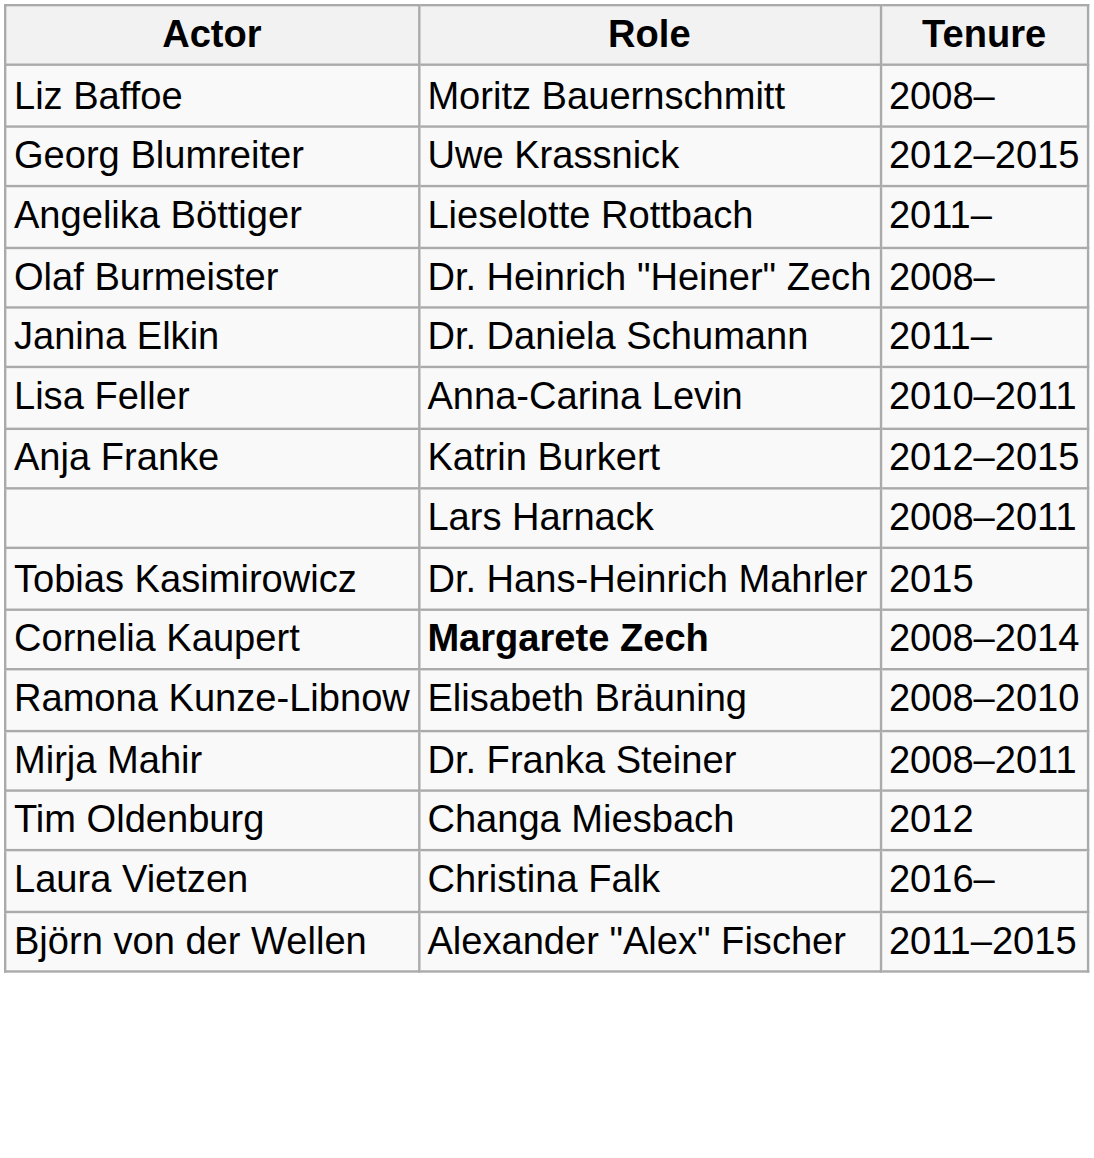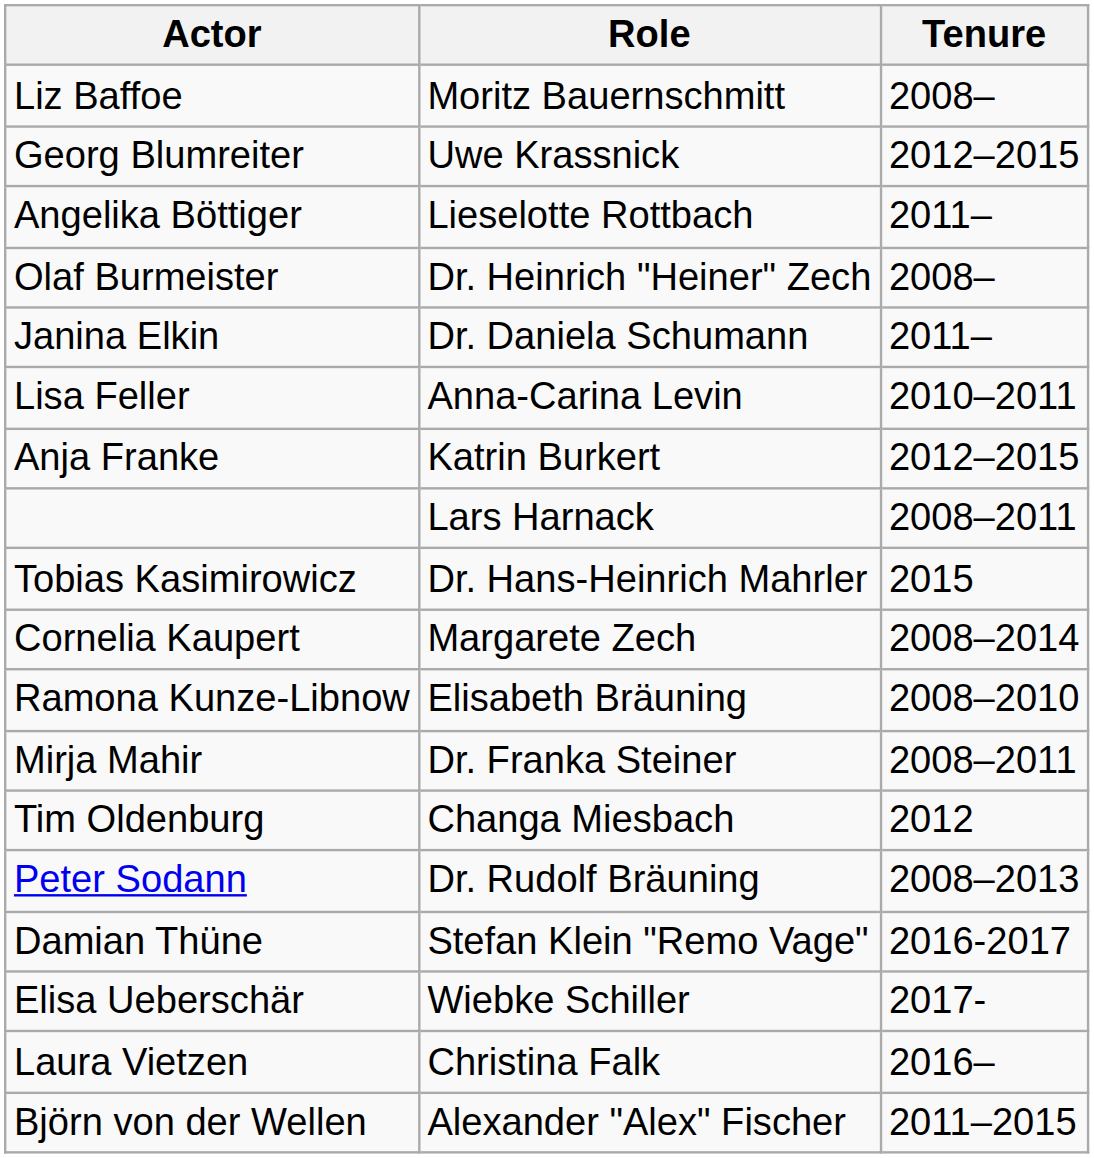(568, 638) bold -> (562, 638) normal
+ row: (130, 880)
+ row: (139, 940)
+ row: (159, 1000)
